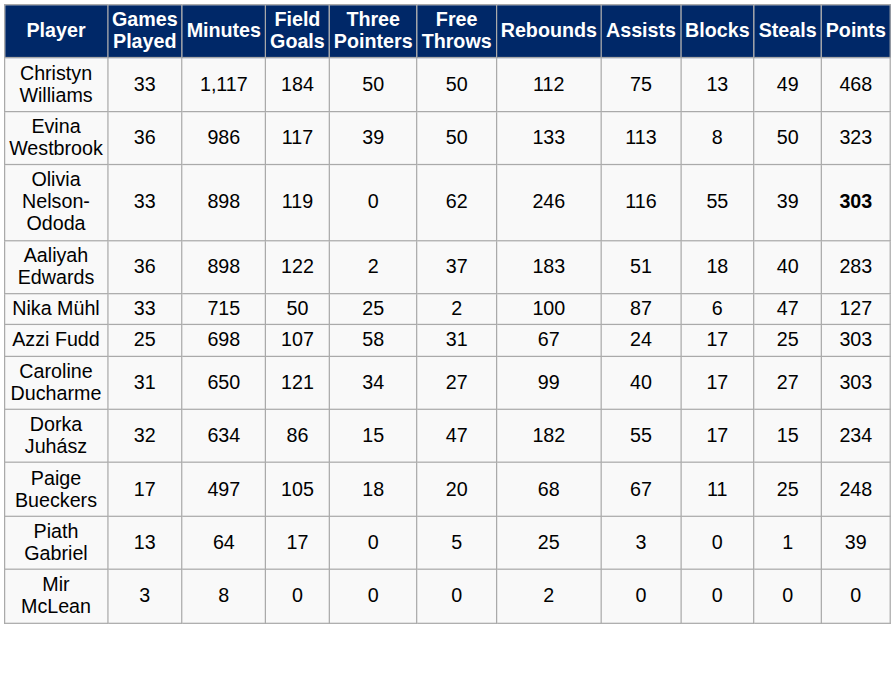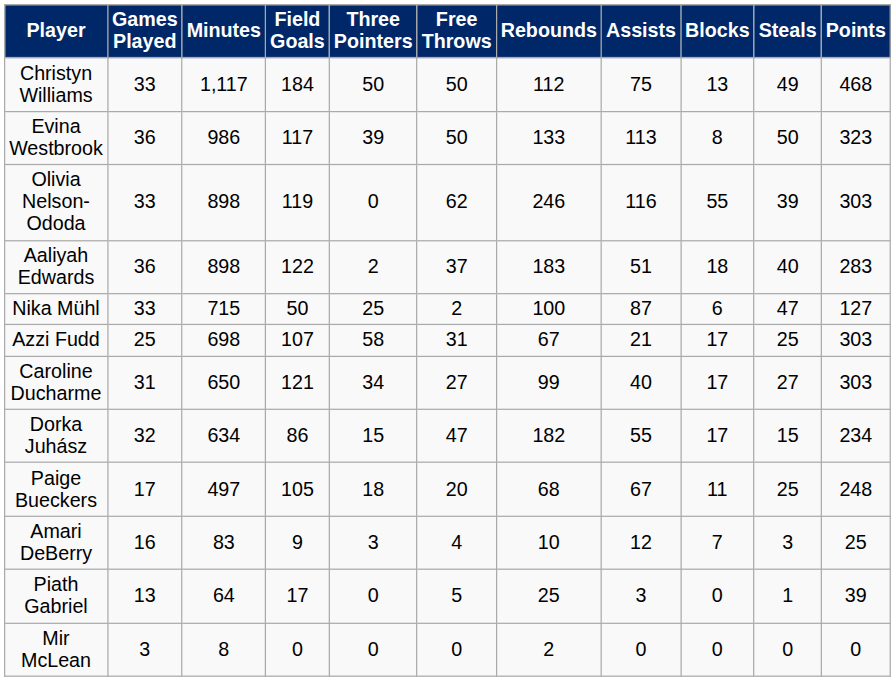(856, 202) bold -> (856, 202) normal
(641, 340) 24 -> (641, 340) 21
+ row: (56, 542)
